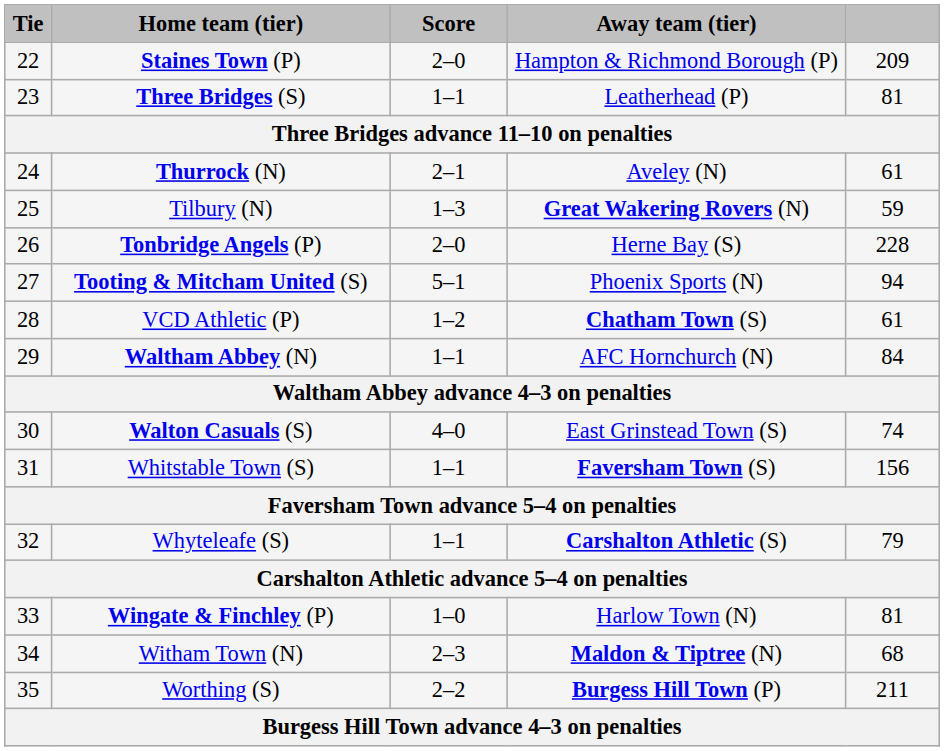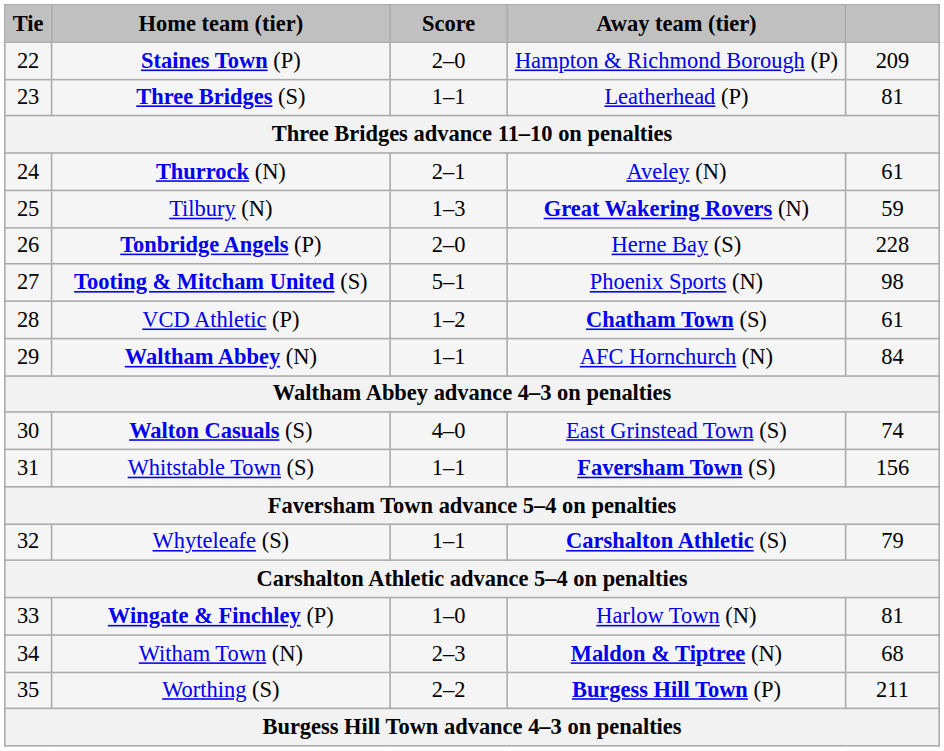(892, 282) 94 -> (892, 282) 98
